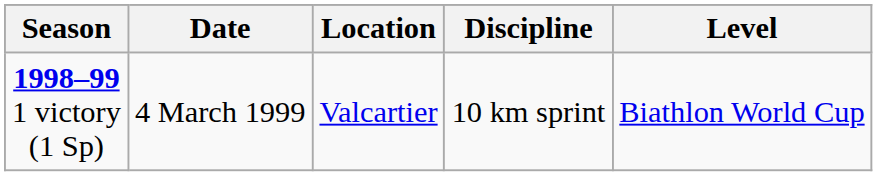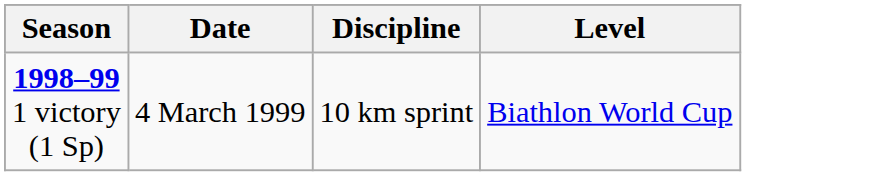- column: (379, 28)
